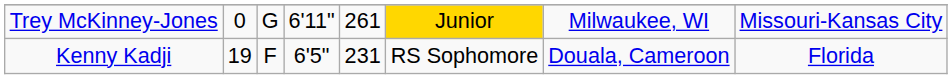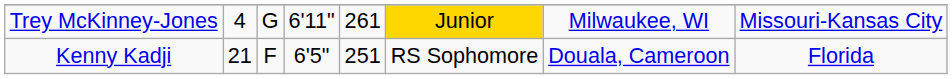(240, 21) 0 -> (240, 21) 4
(240, 55) 19 -> (240, 55) 21
(363, 55) 231 -> (363, 55) 251
